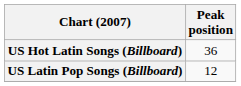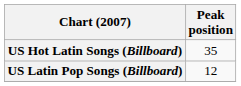(211, 50) 36 -> (211, 50) 35
